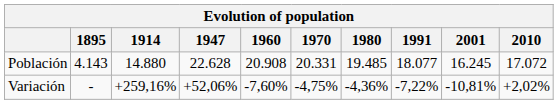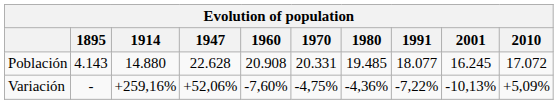(471, 87) -10,81% -> (471, 87) -10,13%
(526, 87) +2,02% -> (526, 87) +5,09%
